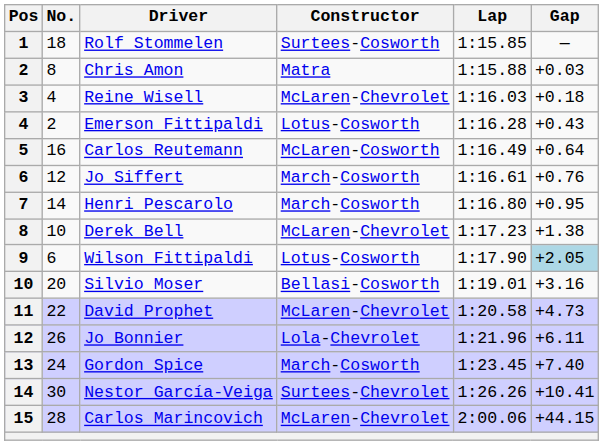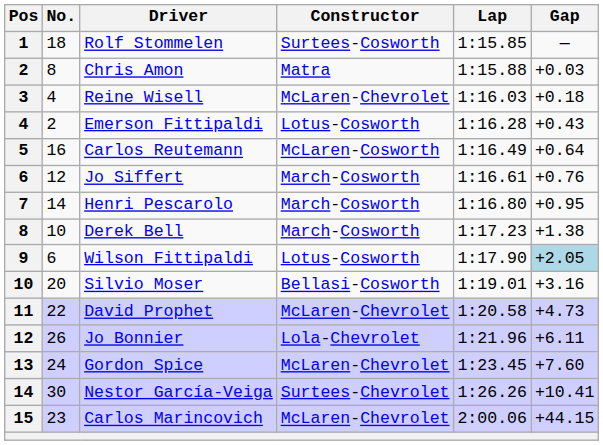(365, 232) McLaren-Chevrolet -> (350, 232) March-Cosworth
(350, 366) March-Cosworth -> (365, 366) McLaren-Chevrolet
(560, 366) +7.40 -> (560, 366) +7.60
(56, 419) 28 -> (56, 419) 23
